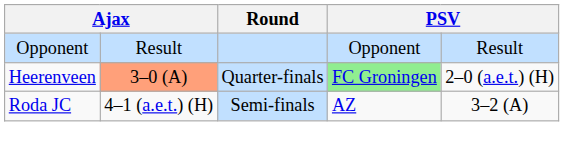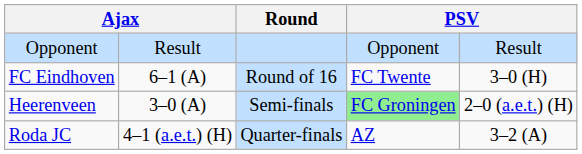+ row: (62, 76)
(159, 76) lightsalmon background -> (178, 105) no background
(273, 76) Quarter-finals -> (291, 105) Semi-finals
(273, 105) Semi-finals -> (291, 134) Quarter-finals
